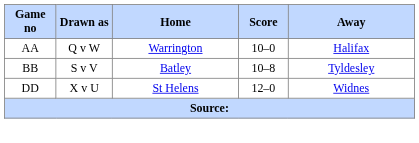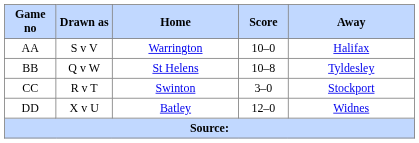(84, 48) Q v W -> (84, 48) S v V
(84, 68) S v V -> (84, 68) Q v W
(175, 68) Batley -> (175, 68) St Helens
+ row: (30, 88)
(175, 88) St Helens -> (175, 108) Batley
